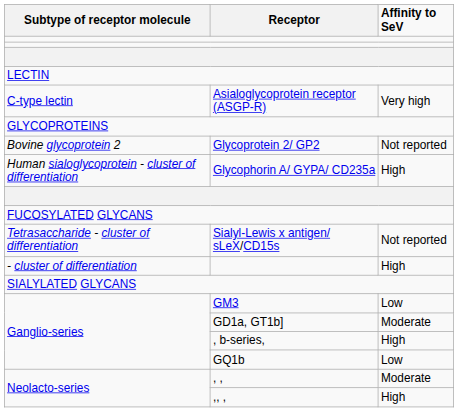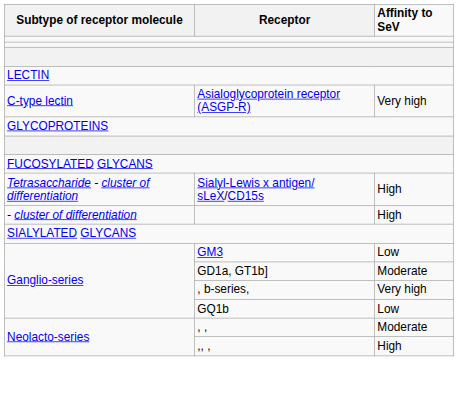- row: (64, 145)
- row: (101, 170)
(414, 240) Not reported -> (390, 189) High
(393, 340) High -> (402, 290) Very high
